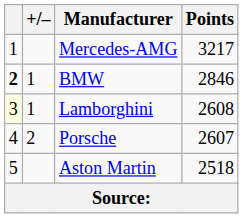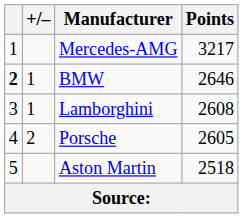(216, 79) 2846 -> (216, 79) 2646
(13, 109) lightyellow background -> (13, 109) no background
(216, 138) 2607 -> (216, 138) 2605
